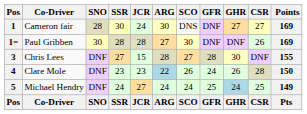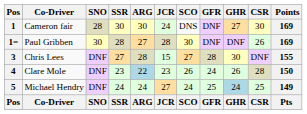columns swapped: (141, 11) <-> (164, 11)
(260, 26) 27 -> (260, 26) 30
